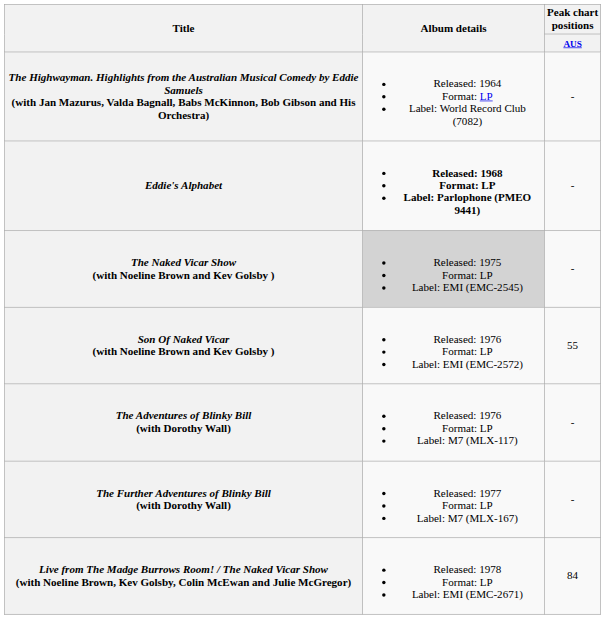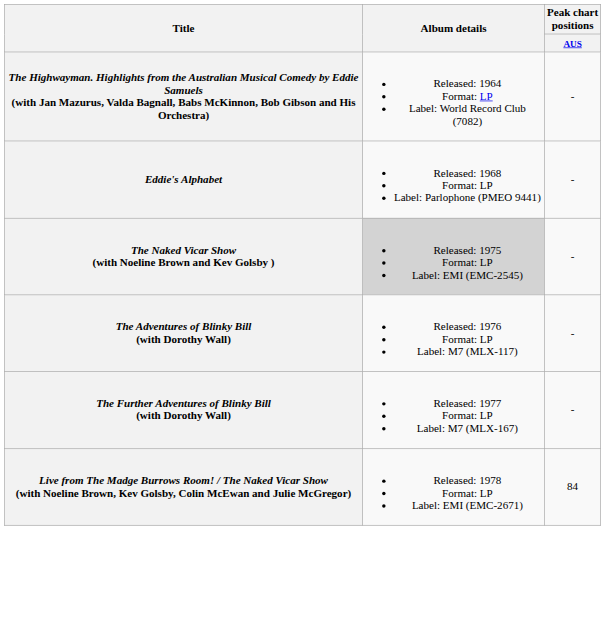(454, 192) bold -> (454, 186) normal
- row: (184, 345)
